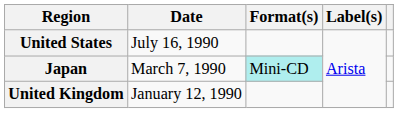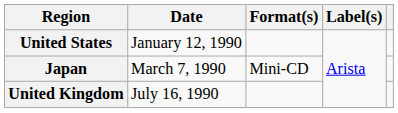(175, 42) July 16, 1990 -> (187, 42) January 12, 1990
(279, 68) paleturquoise background -> (279, 68) no background
(187, 94) January 12, 1990 -> (175, 94) July 16, 1990
